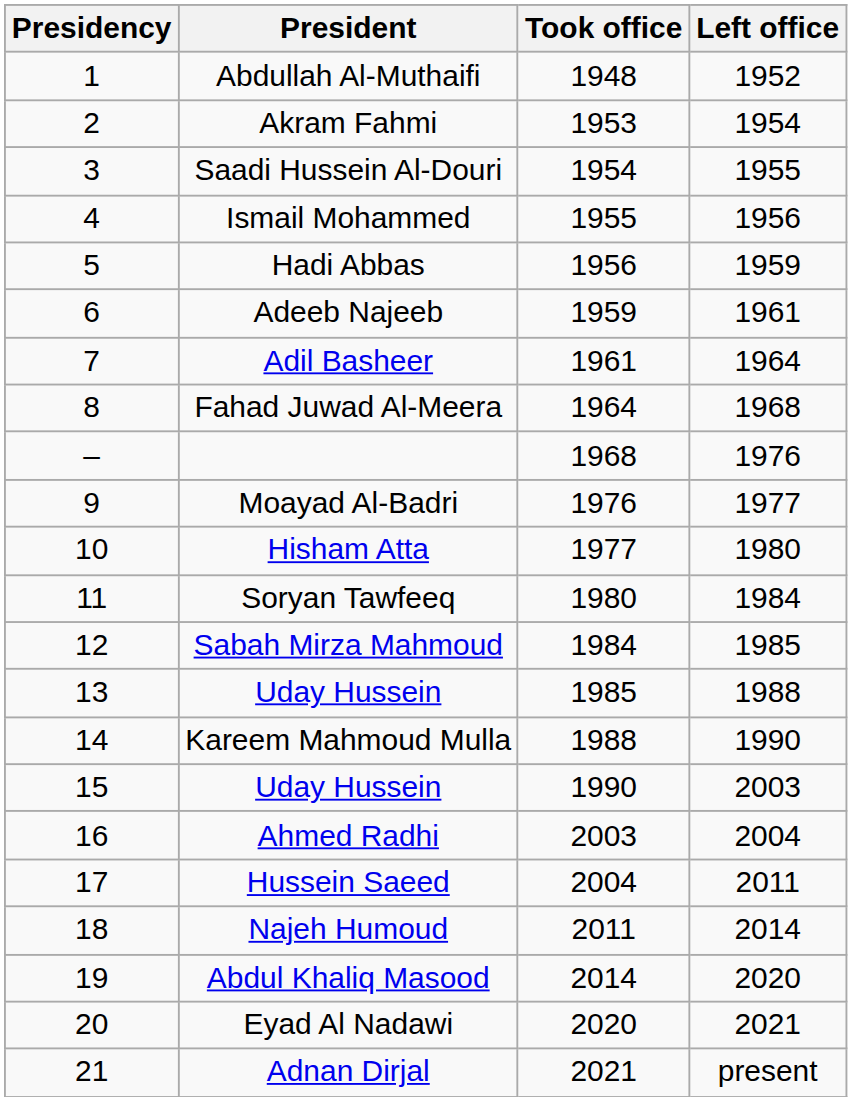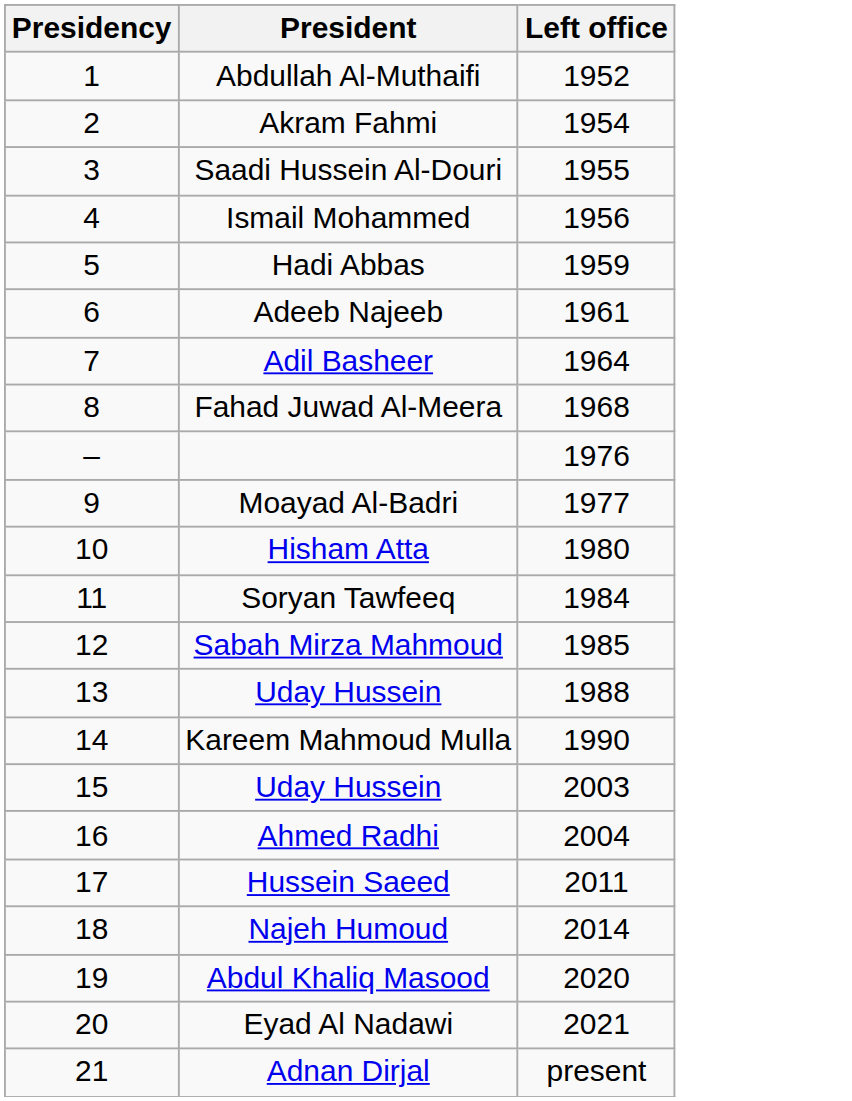- column: (604, 28)
